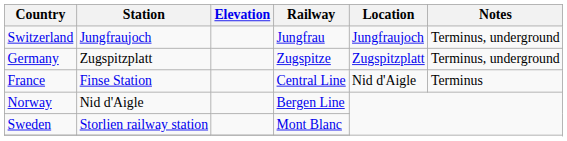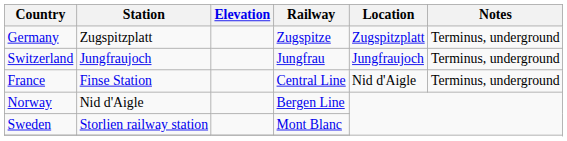rows swapped: (40, 37) <-> (33, 59)
(457, 80) Terminus -> (495, 80) Terminus, underground
